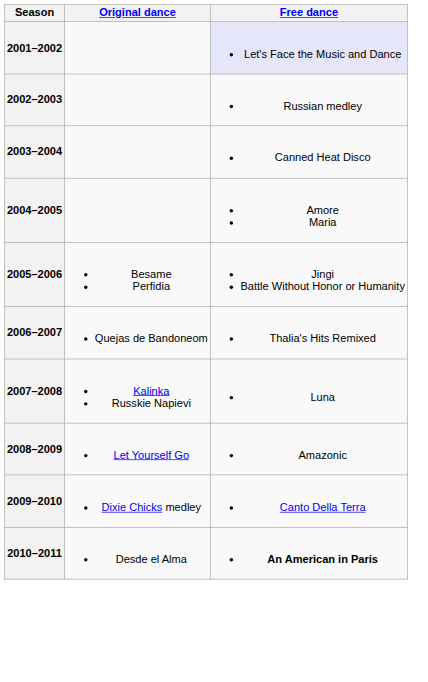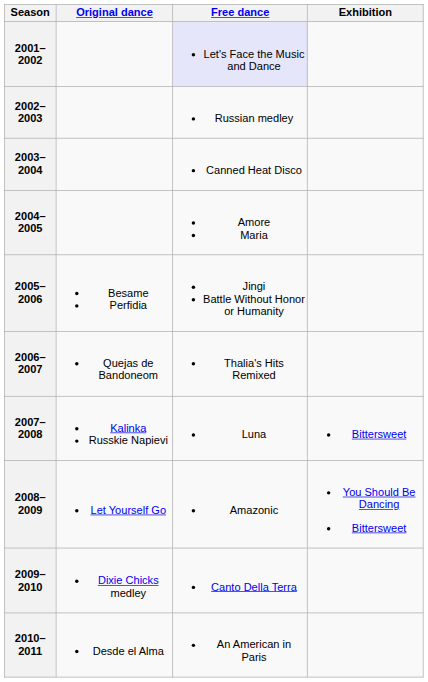+ column: (365, 13)
(309, 559) bold -> (240, 651) normal
